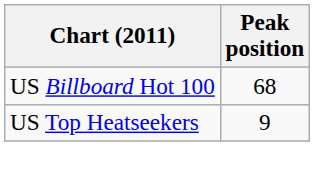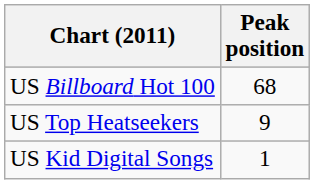+ row: (112, 159)
